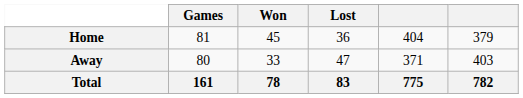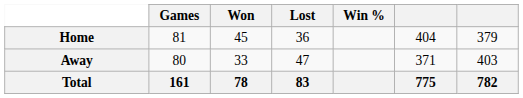+ column: (364, 15)
